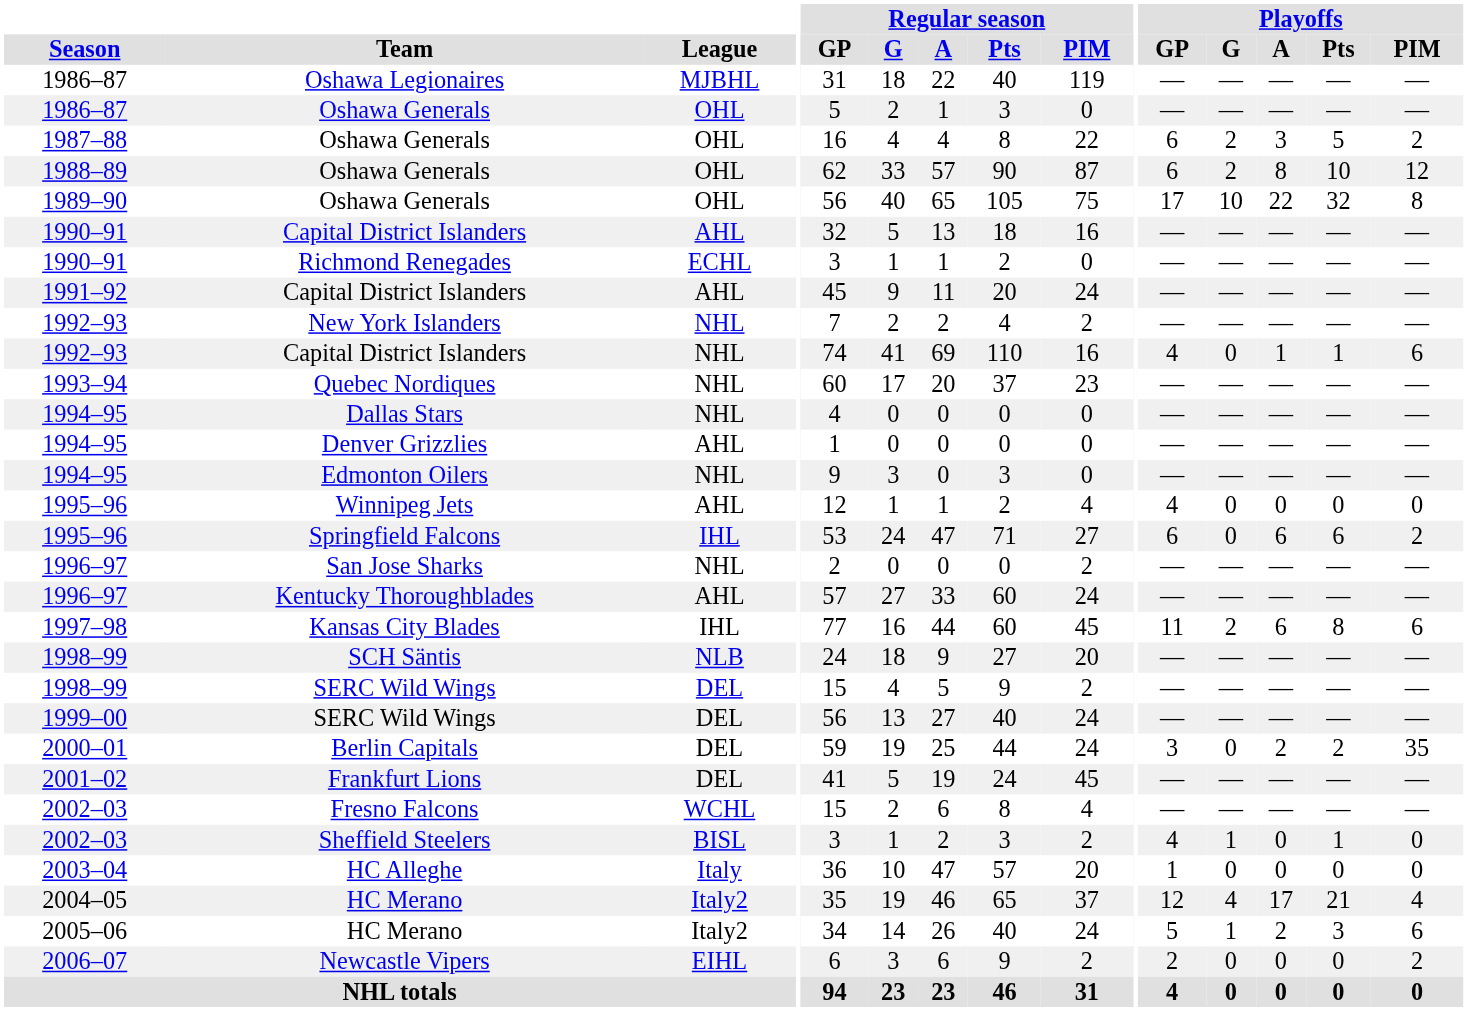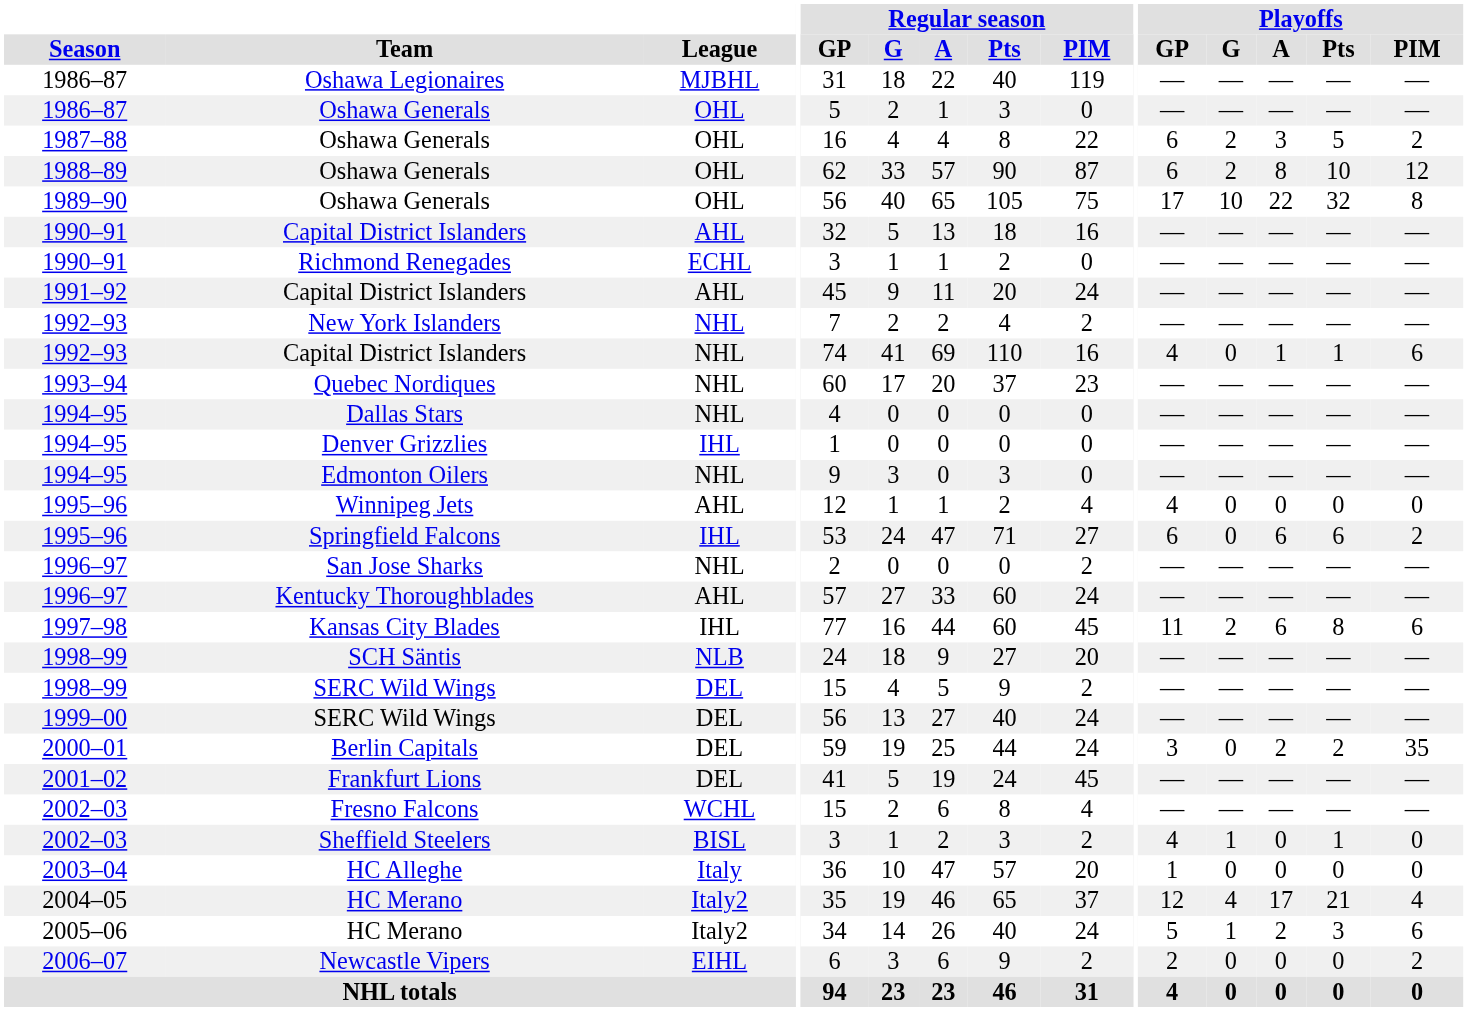(720, 444) AHL -> (720, 444) IHL
